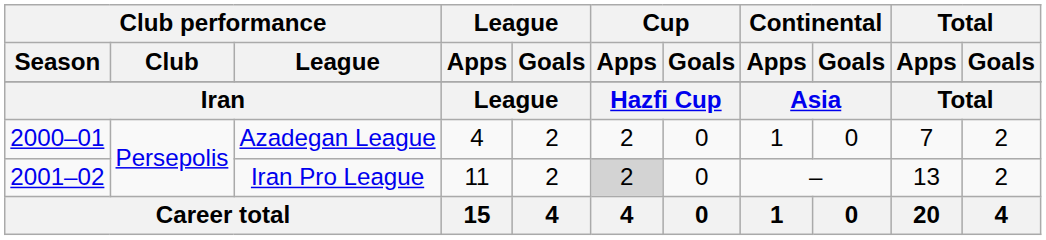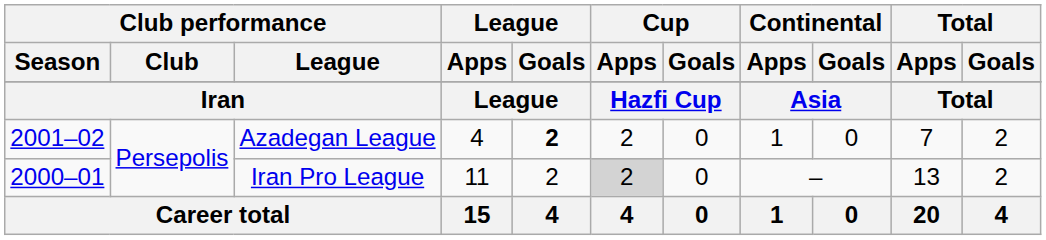(57, 138) 2000–01 -> (57, 138) 2001–02
(552, 138) normal -> (552, 138) bold
(57, 176) 2001–02 -> (57, 176) 2000–01
